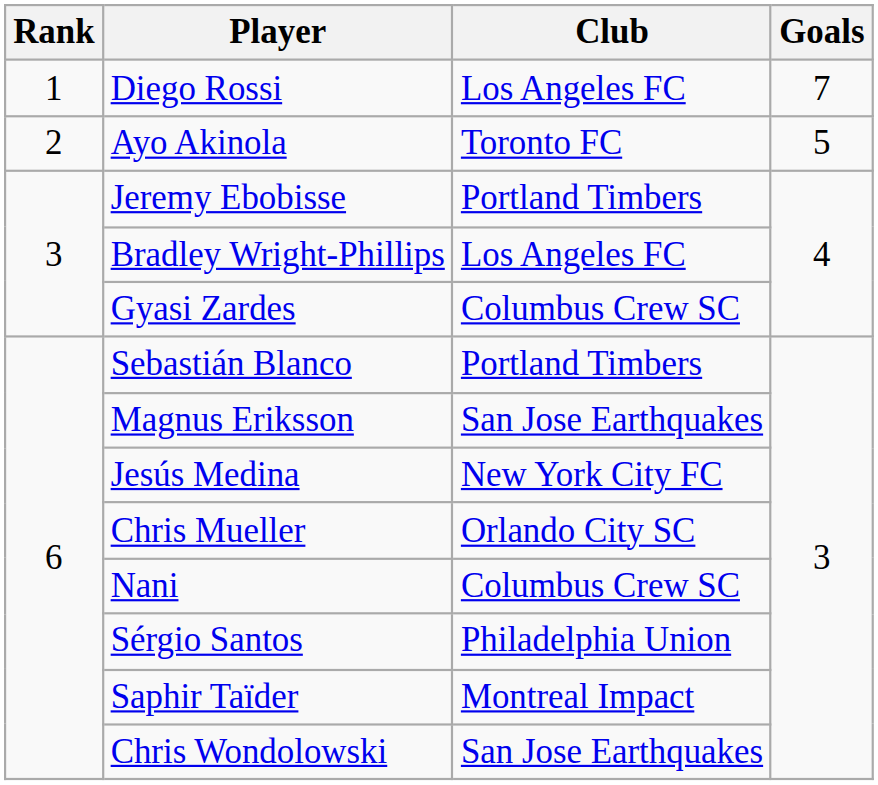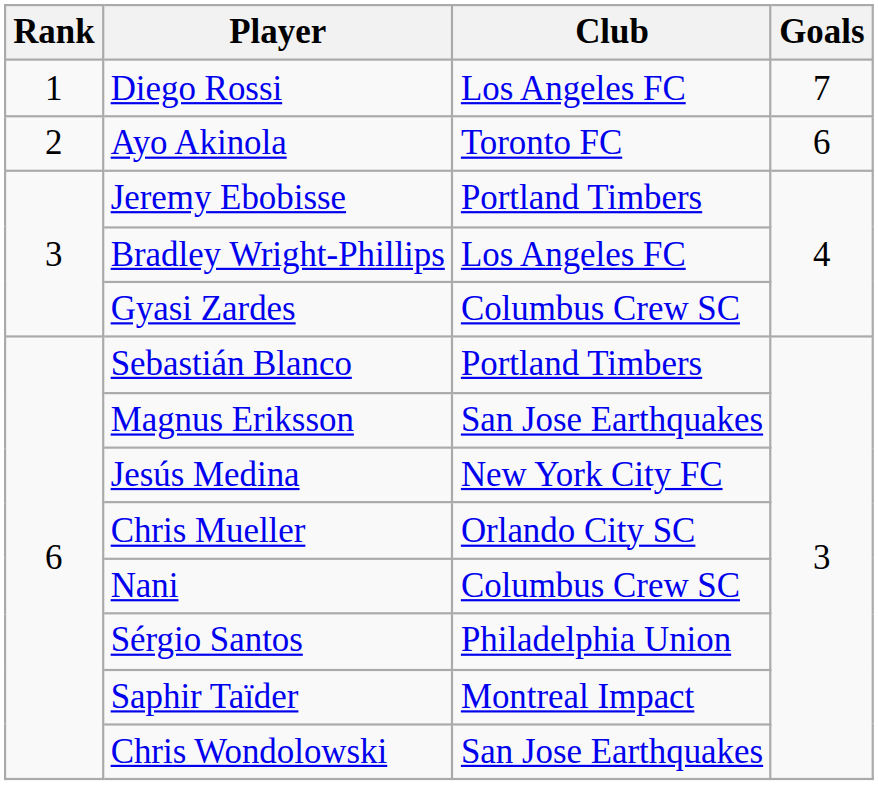(822, 142) 5 -> (822, 142) 6
